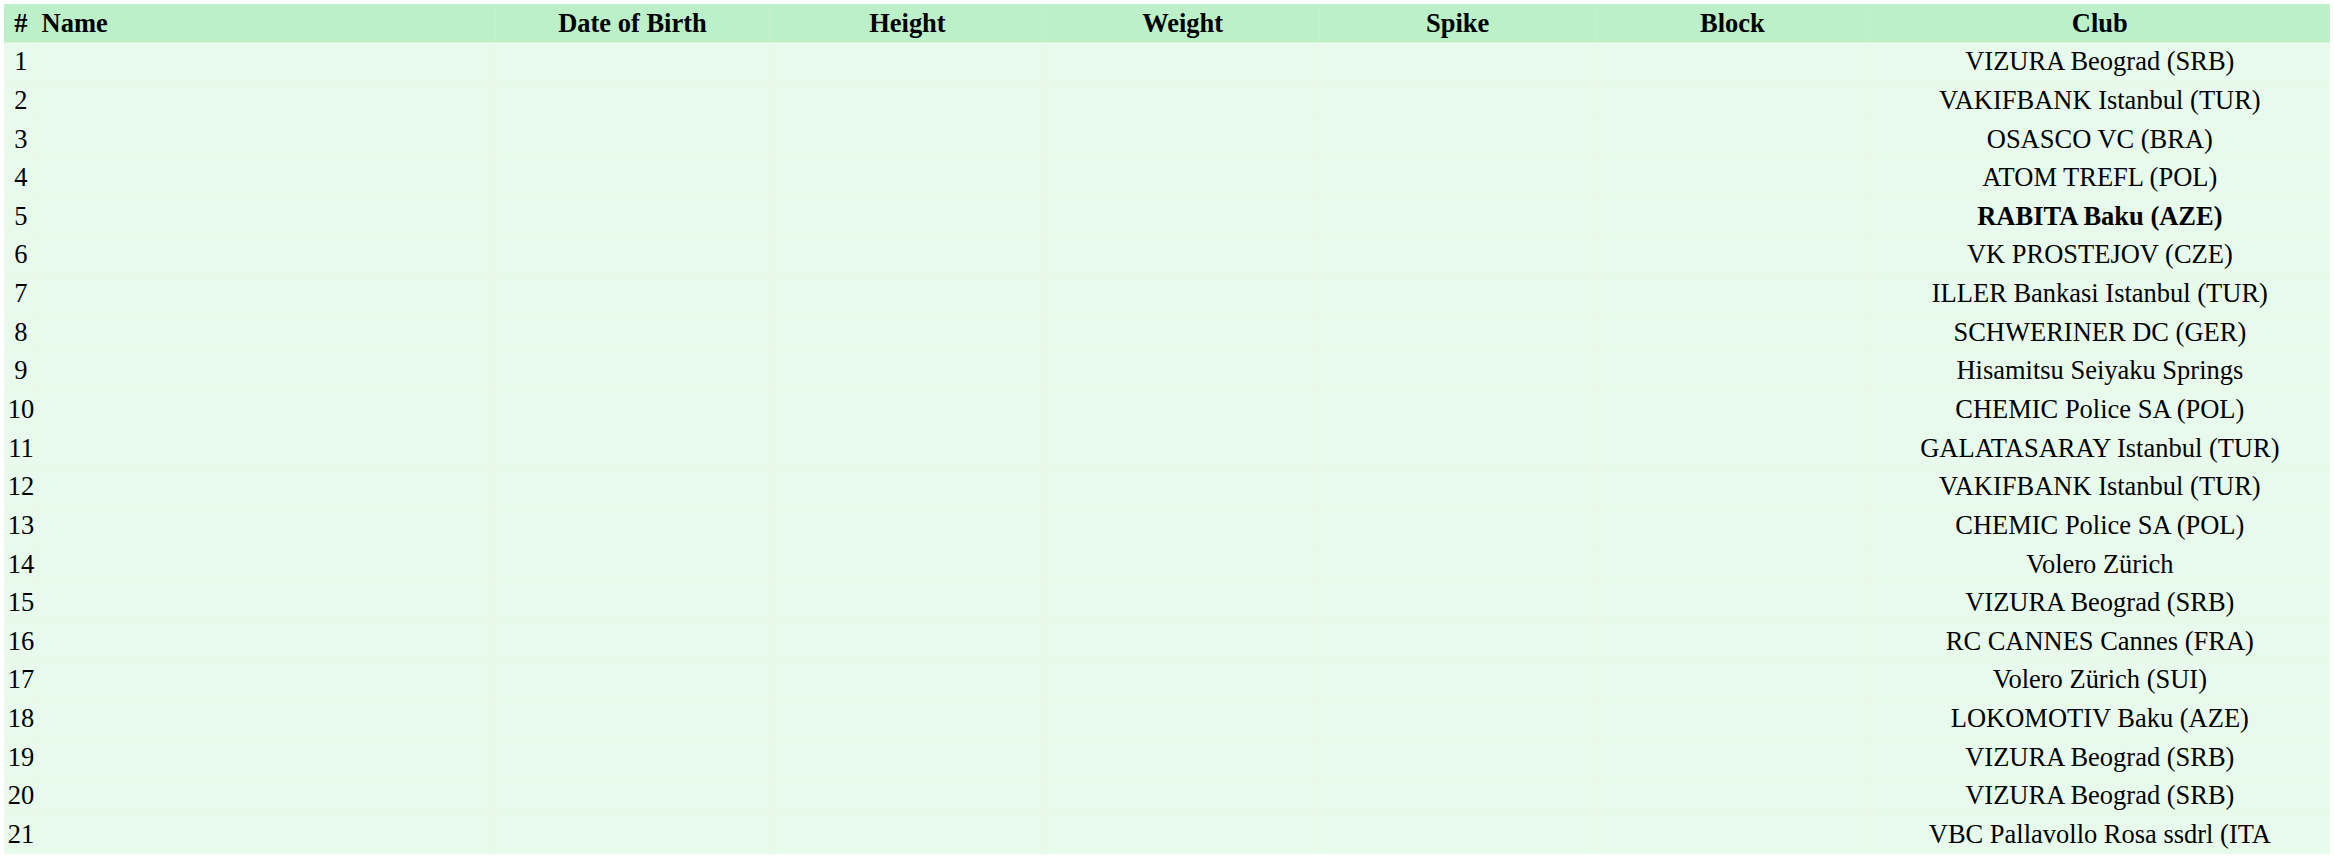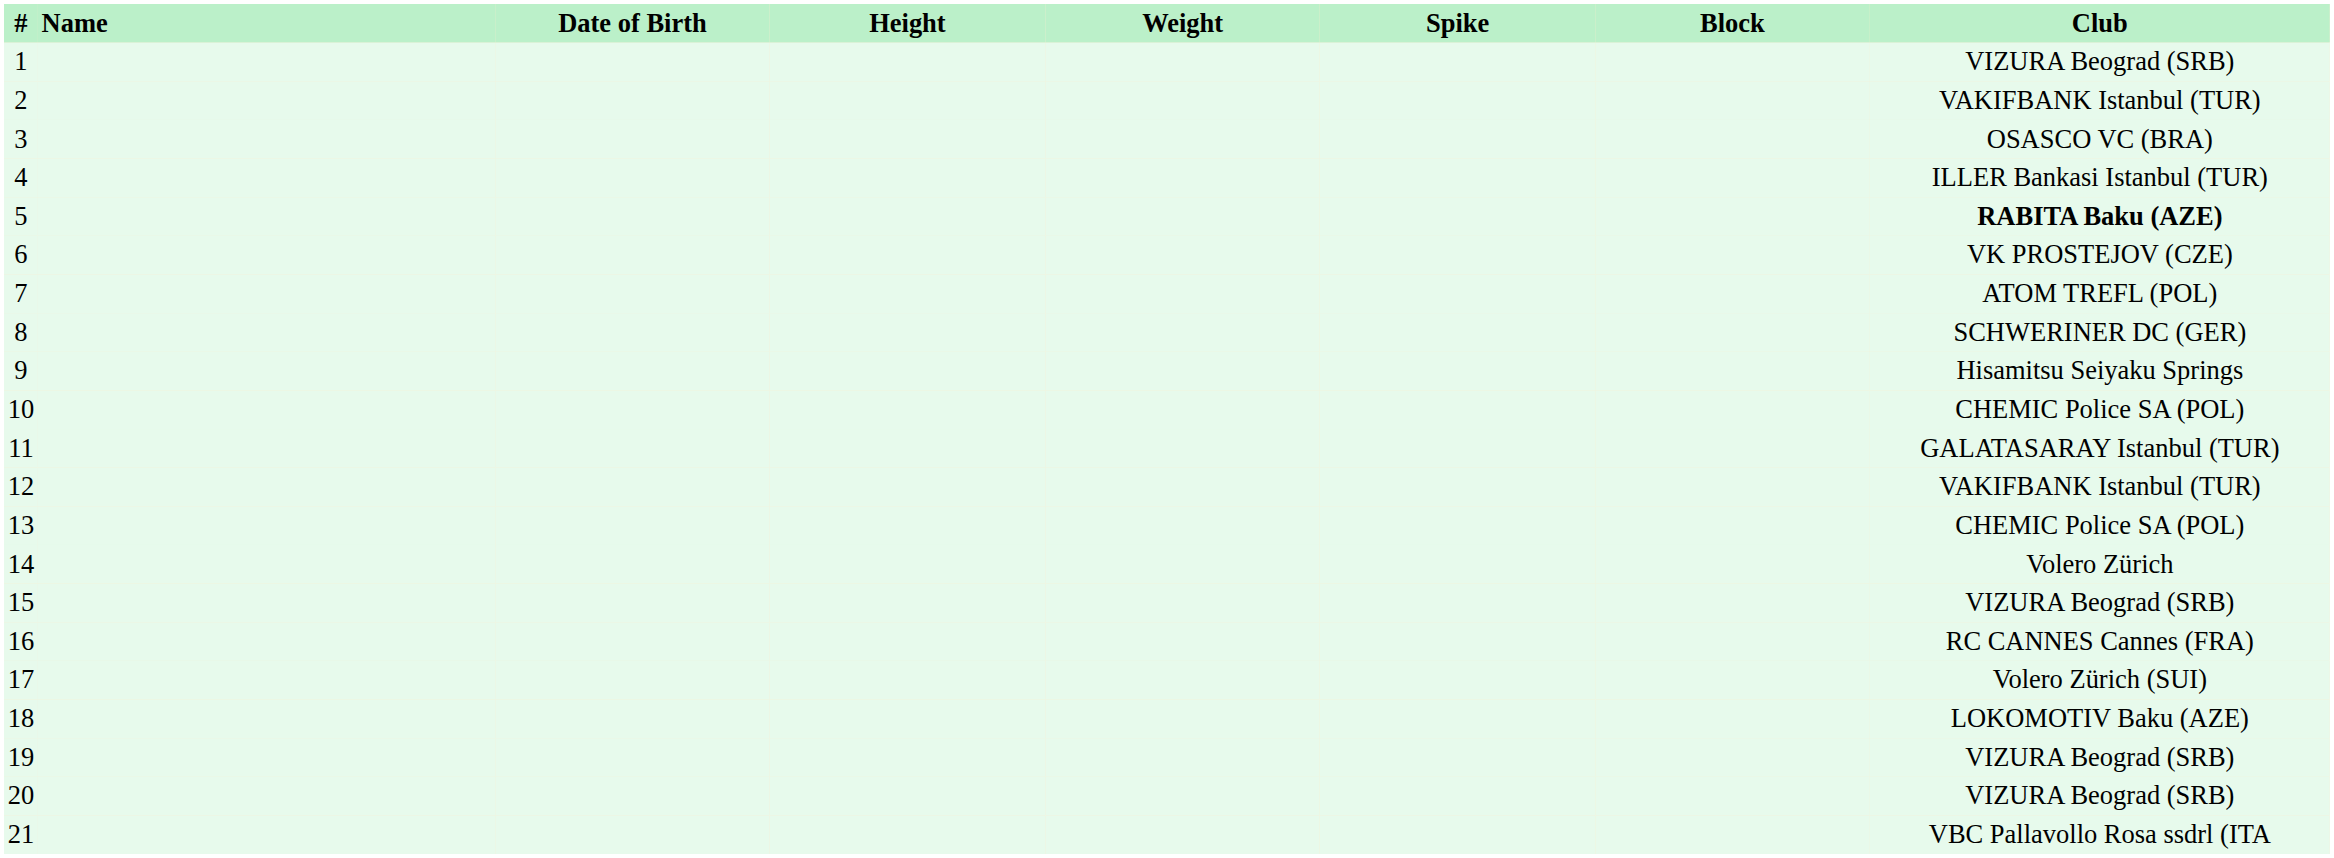(2100, 177) ATOM TREFL (POL) -> (2100, 177) ILLER Bankasi Istanbul (TUR)
(2100, 293) ILLER Bankasi Istanbul (TUR) -> (2100, 293) ATOM TREFL (POL)
